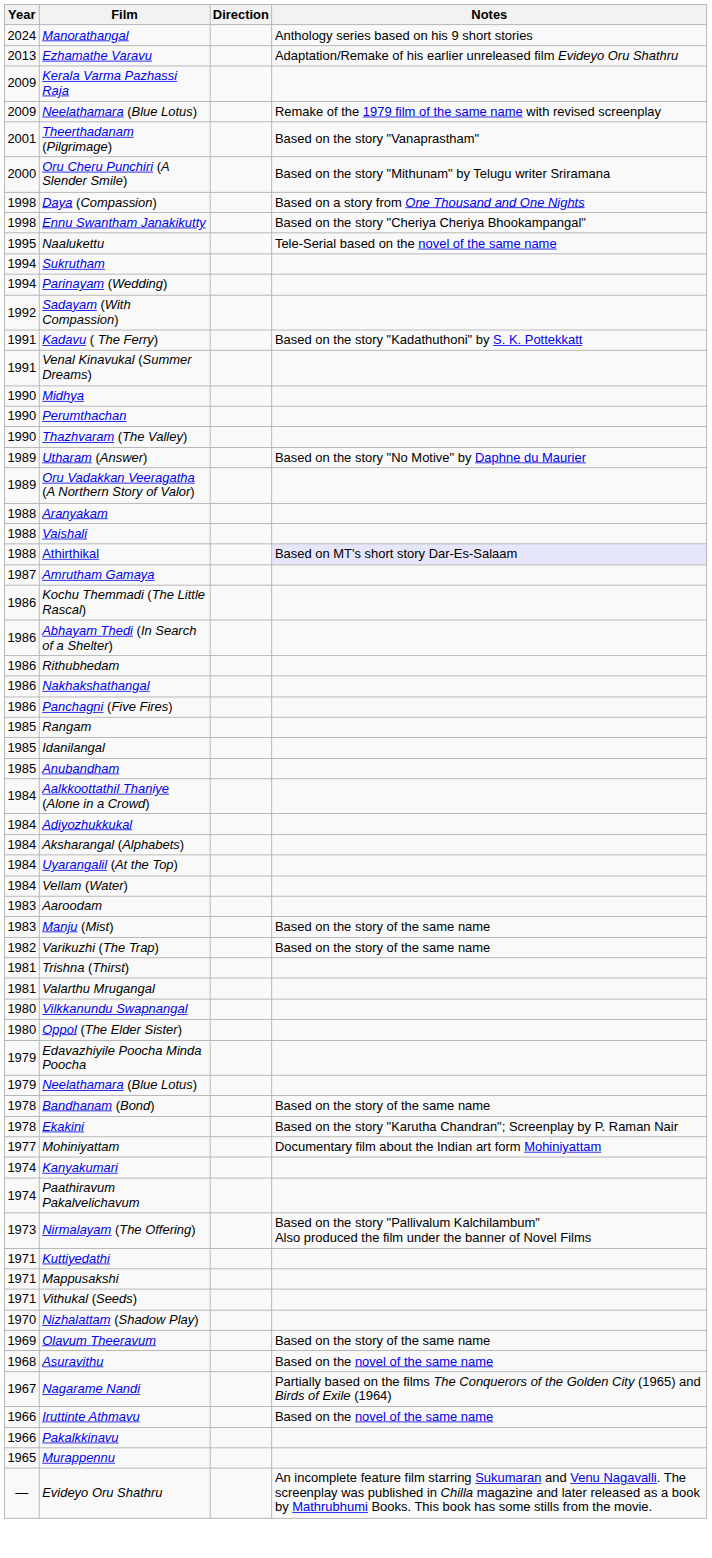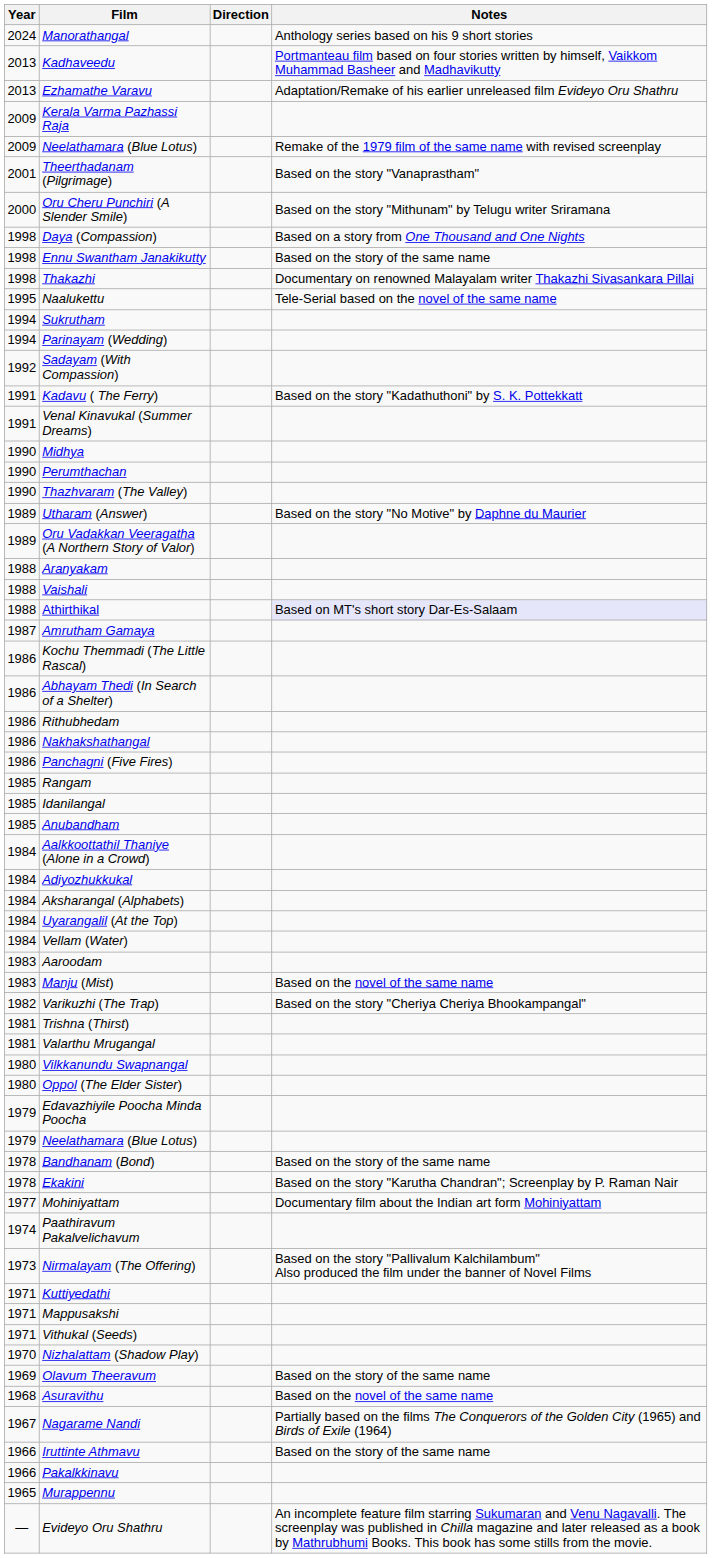+ row: (22, 63)
(430, 222) Based on the story "Cheriya Cheriya Bhookampangal" -> (383, 258) Based on the story of the same name
+ row: (22, 278)
(383, 927) Based on the story of the same name -> (384, 982) Based on the novel of the same name
(383, 947) Based on the story of the same name -> (430, 1003) Based on the story "Cheriya Cheriya Bhookampangal"
- row: (22, 1167)
(384, 1416) Based on the novel of the same name -> (383, 1452) Based on the story of the same name
